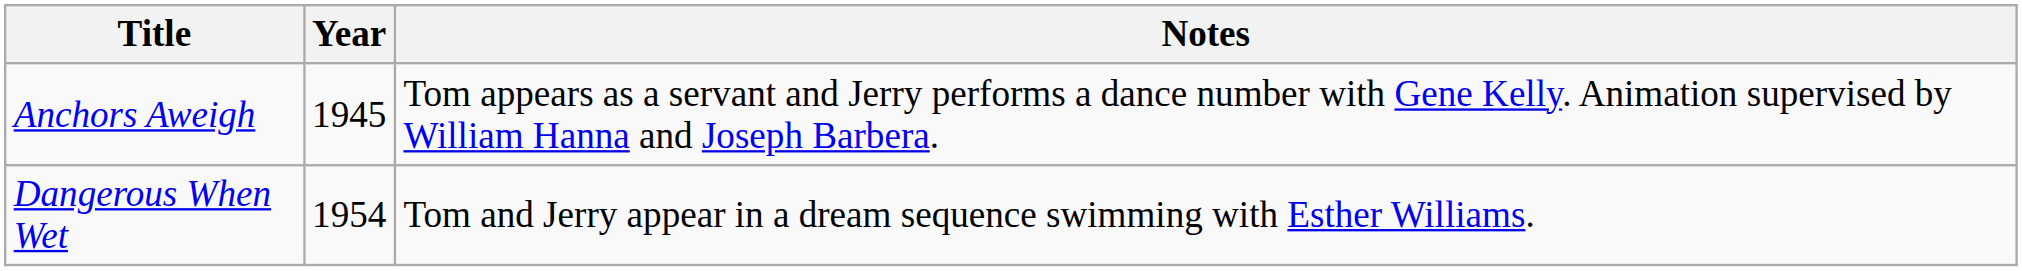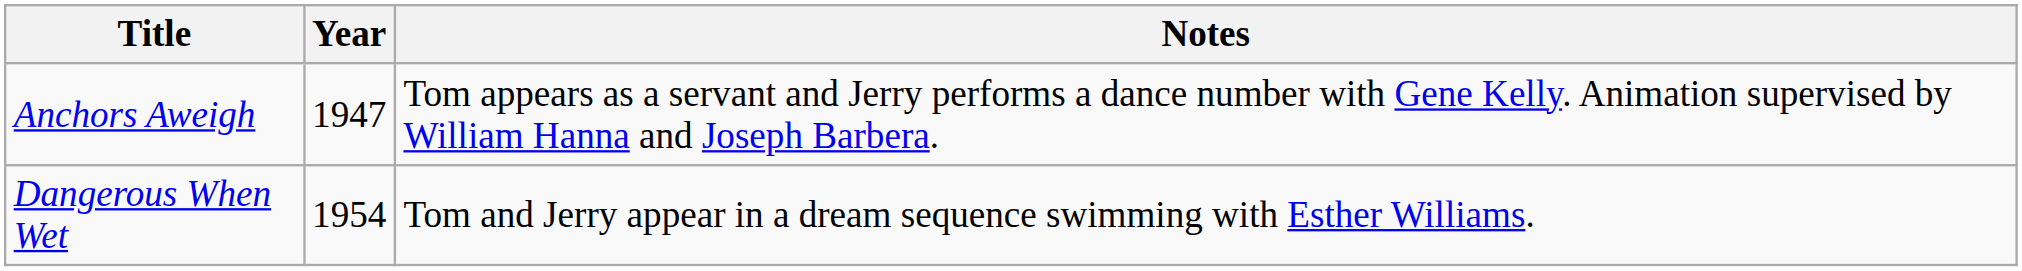(349, 113) 1945 -> (349, 113) 1947
